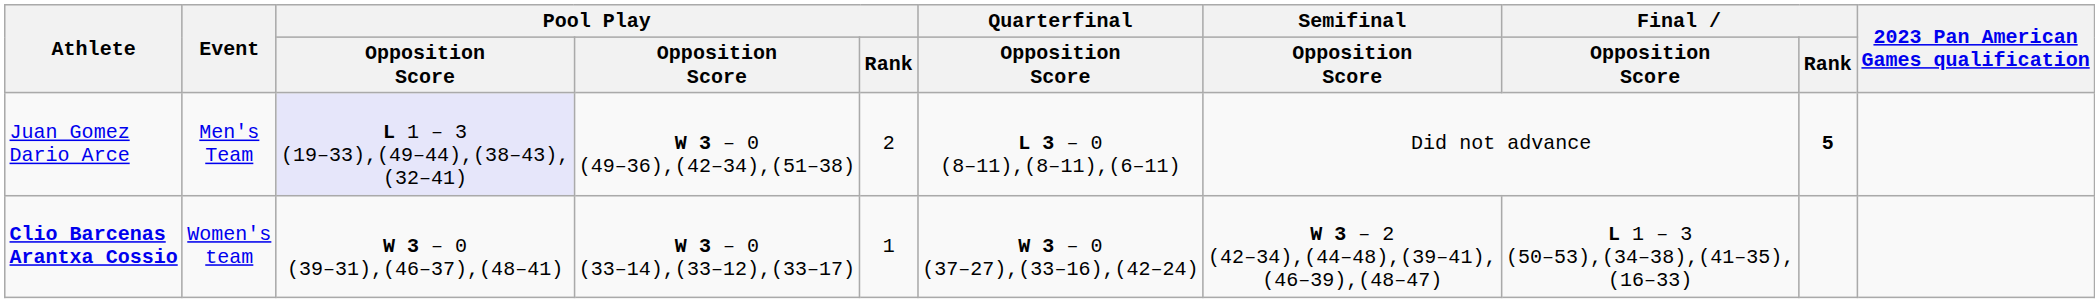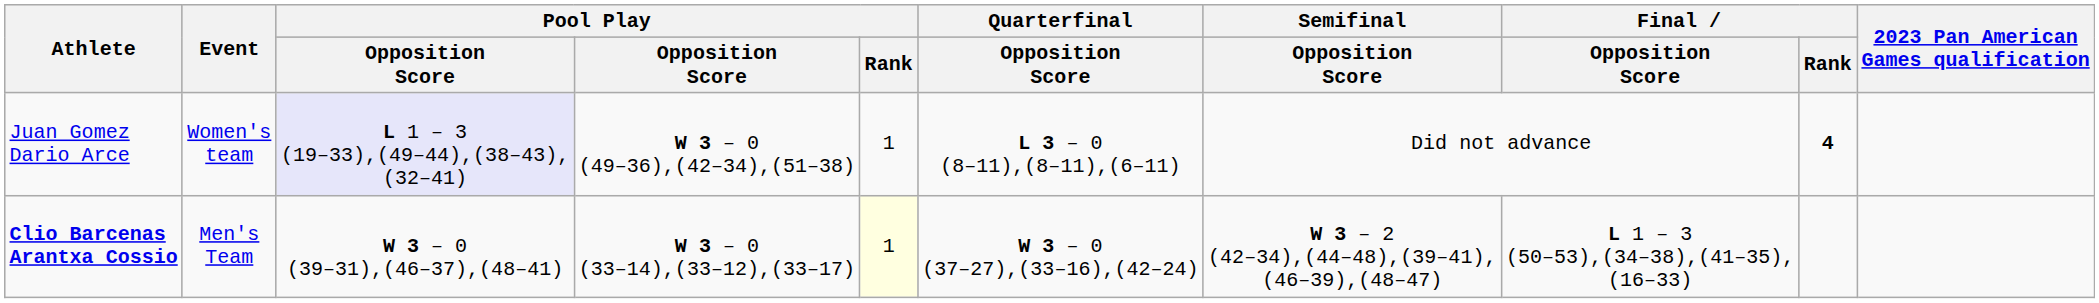(229, 144) Men's Team -> (229, 144) Women's team
(889, 144) 2 -> (889, 144) 1
(1828, 144) 5 -> (1828, 144) 4
(229, 246) Women's team -> (229, 246) Men's Team
(889, 246) no background -> (889, 246) lightyellow background
